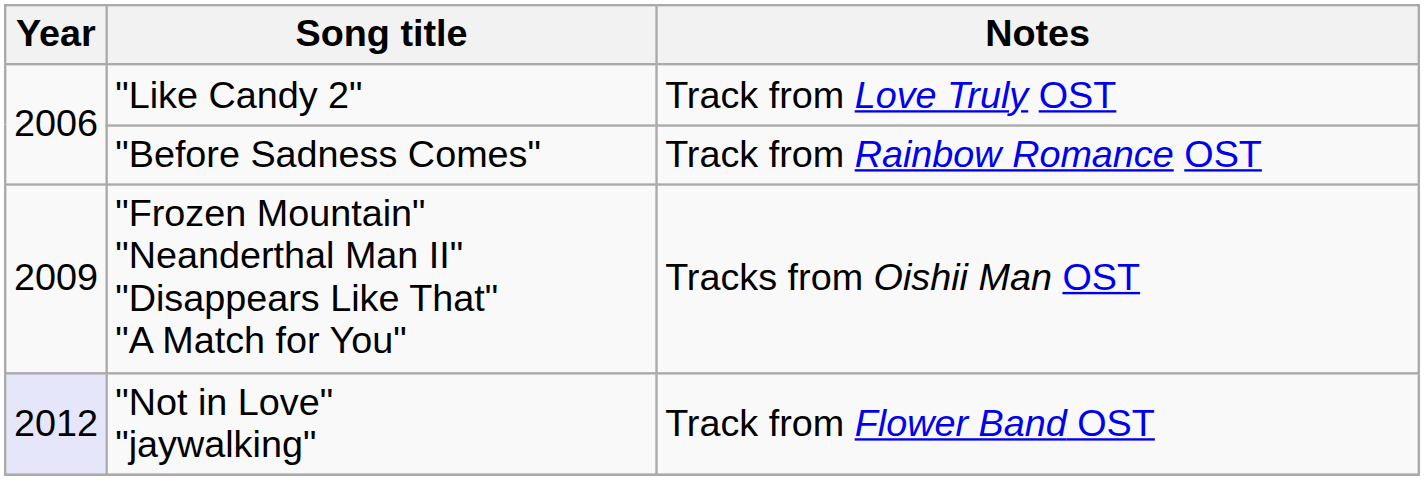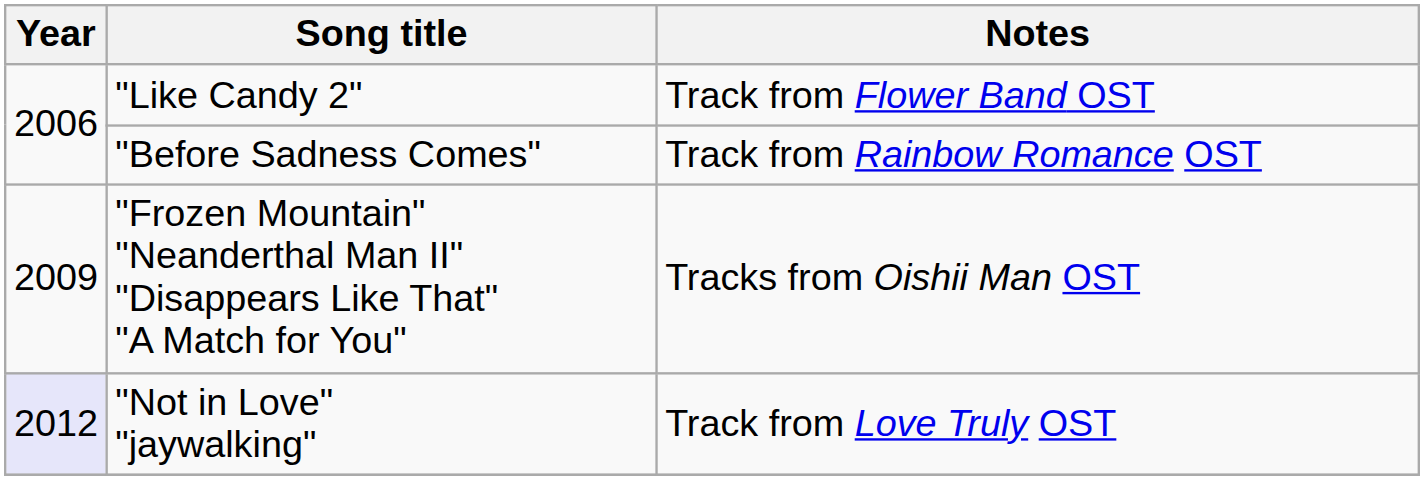(891, 94) Track from Love Truly OST -> (910, 94) Track from Flower Band OST
(910, 422) Track from Flower Band OST -> (891, 422) Track from Love Truly OST
